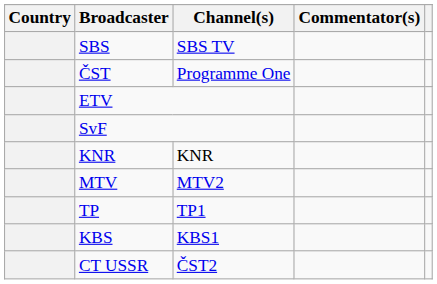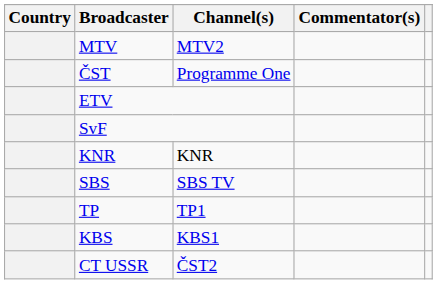rows swapped: (94, 45) <-> (98, 182)
